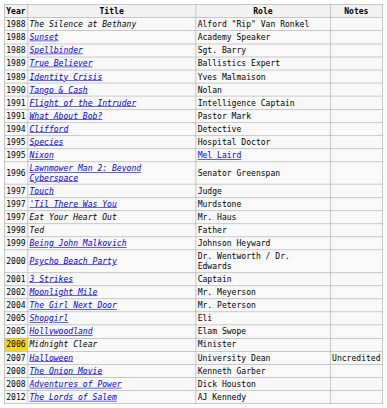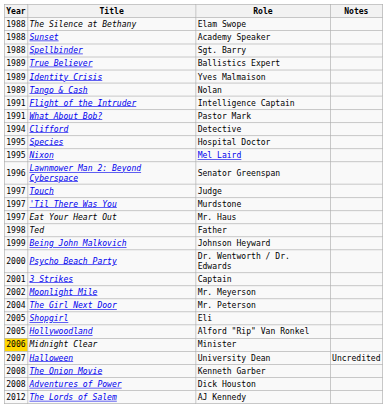(253, 24) Alford "Rip" Van Ronkel -> (222, 24) Elam Swope
(16, 90) 1990 -> (16, 90) 1989
(222, 332) Elam Swope -> (253, 332) Alford "Rip" Van Ronkel
